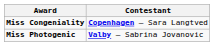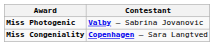rows swapped: (45, 23) <-> (41, 36)
